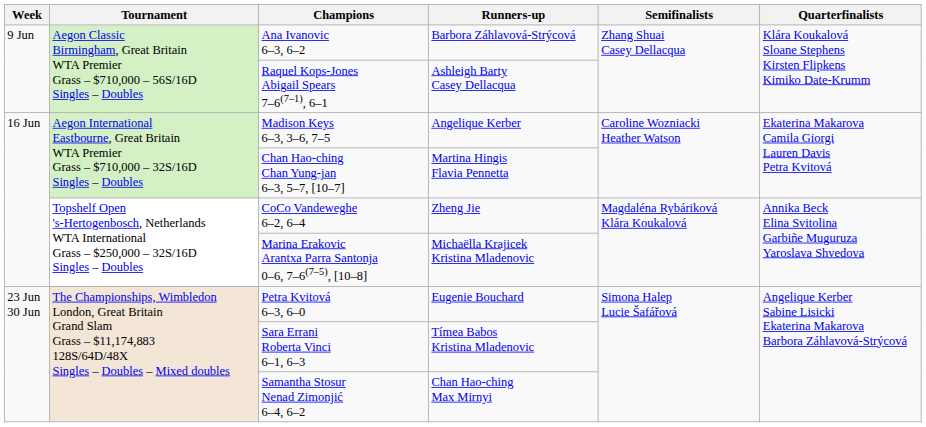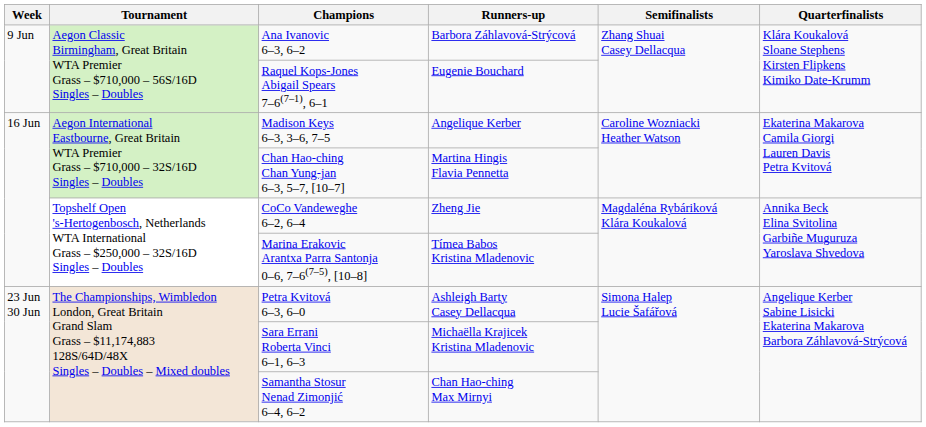(473, 78) Ashleigh Barty Casey Dellacqua -> (478, 70) Eugenie Bouchard
(483, 251) Michaëlla Krajicek Kristina Mladenovic -> (483, 251) Tímea Babos Kristina Mladenovic
(478, 296) Eugenie Bouchard -> (473, 304) Ashleigh Barty Casey Dellacqua
(483, 339) Tímea Babos Kristina Mladenovic -> (483, 339) Michaëlla Krajicek Kristina Mladenovic
